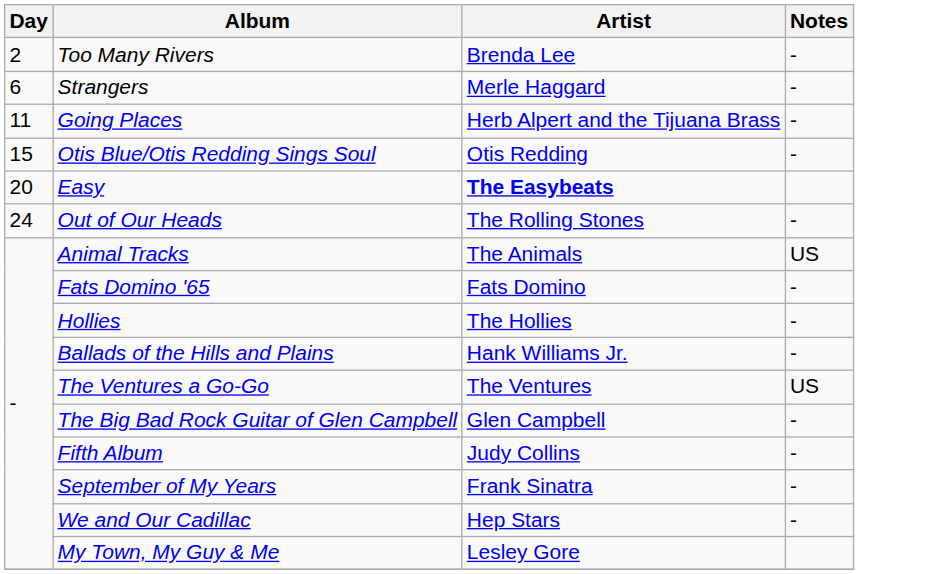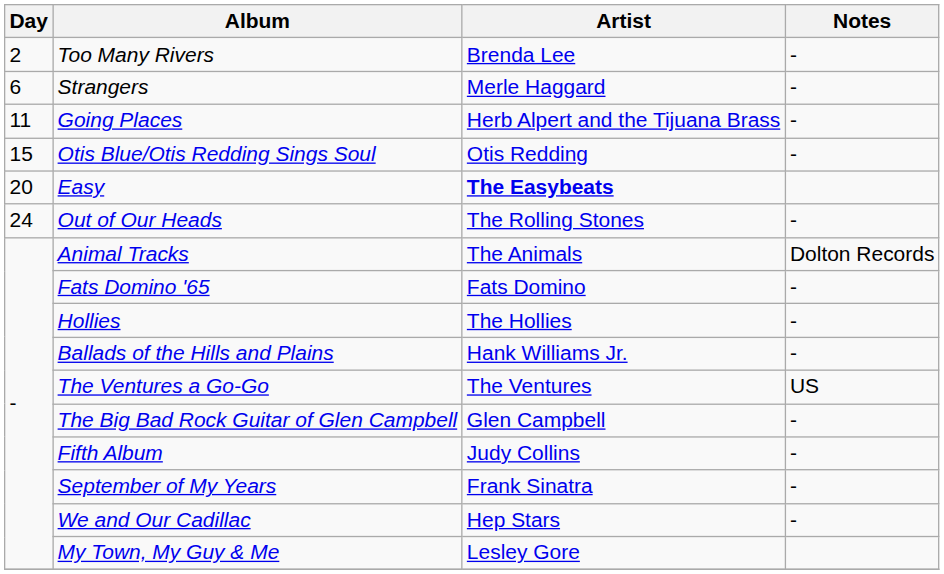(805, 253) US -> (862, 253) Dolton Records
